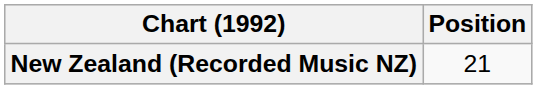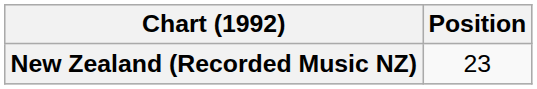(477, 63) 21 -> (477, 63) 23
